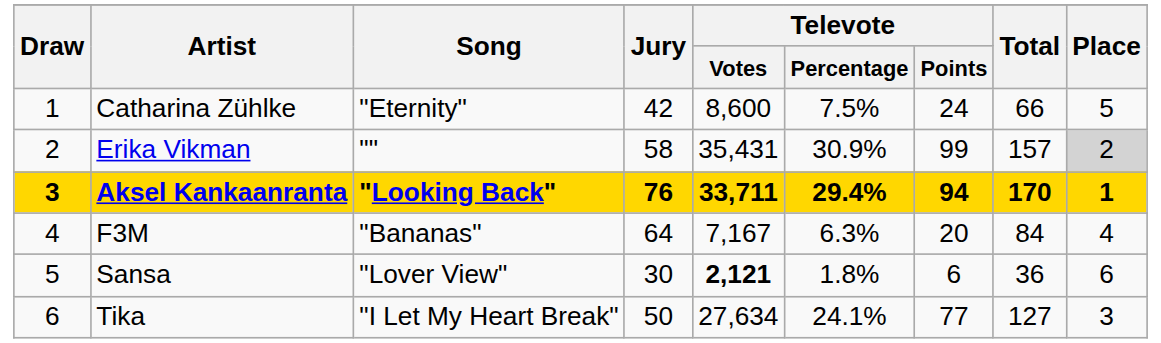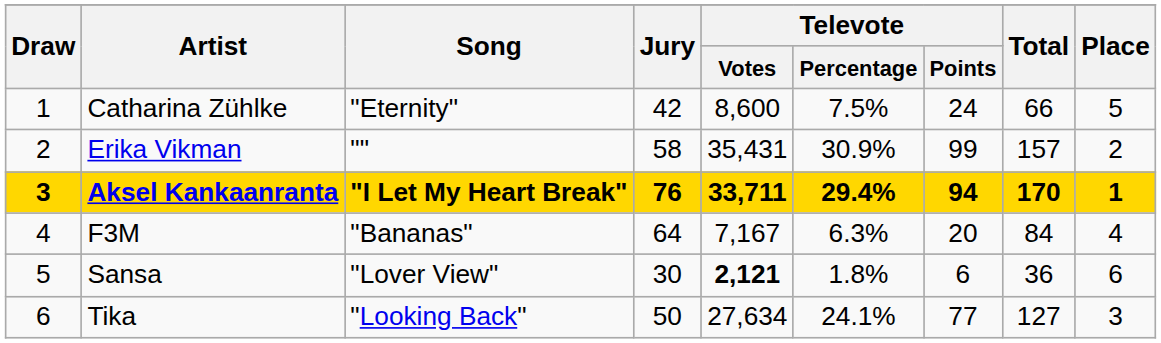(1107, 150) lightgrey background -> (1116, 150) no background
(458, 191) "Looking Back" -> (489, 191) "I Let My Heart Break"
(489, 316) "I Let My Heart Break" -> (438, 316) "Looking Back"
